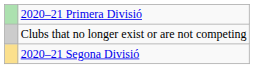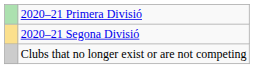rows swapped: (80, 54) <-> (134, 34)
